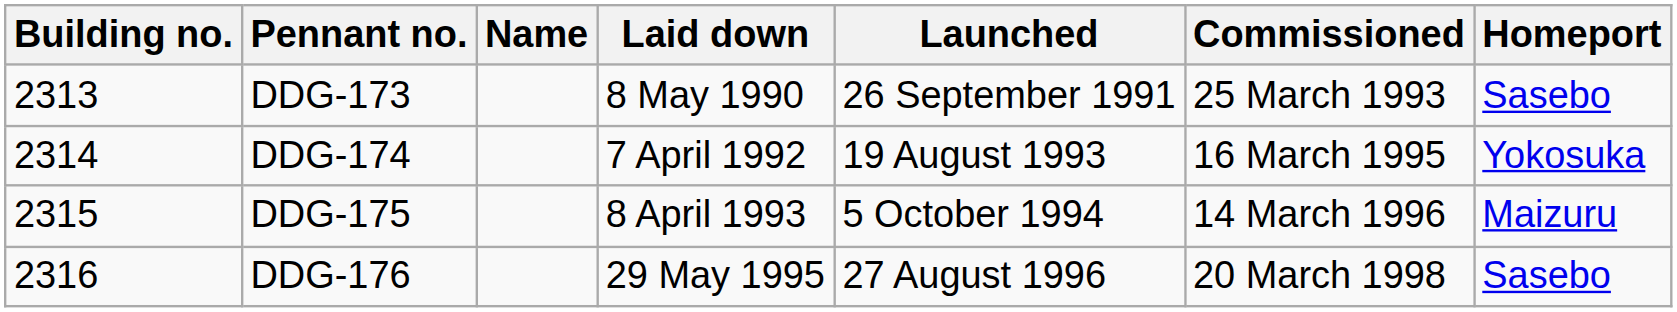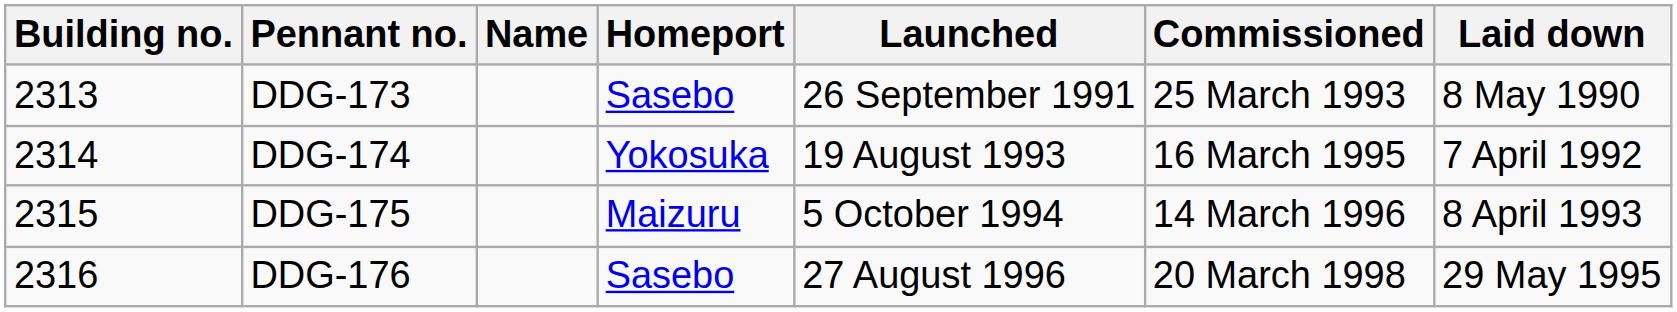columns swapped: (715, 34) <-> (1572, 34)
